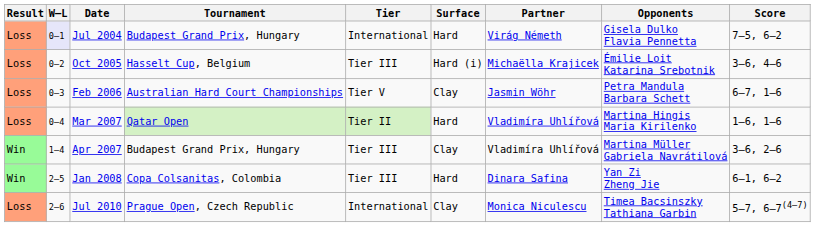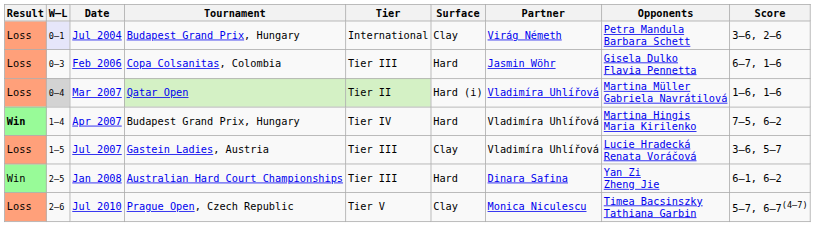(446, 35) Hard -> (446, 35) Clay
(650, 35) Gisela Dulko Flavia Pennetta -> (647, 35) Petra Mandula Barbara Schett
(757, 35) 7–5, 6–2 -> (757, 35) 3–6, 2–6
- row: (97, 64)
(235, 93) Australian Hard Court Championships -> (204, 64) Copa Colsanitas, Colombia
(366, 93) Tier V -> (373, 64) Tier III
(446, 93) Clay -> (446, 64) Hard
(647, 93) Petra Mandula Barbara Schett -> (650, 64) Gisela Dulko Flavia Pennetta
(57, 122) no background -> (57, 93) lightgrey background
(446, 121) Hard -> (458, 93) Hard (i)
(650, 121) Martina Hingis Maria Kirilenko -> (666, 93) Martina Müller Gabriela Navrátilová
(16, 150) normal -> (16, 121) bold
(373, 150) Tier III -> (370, 121) Tier IV
(446, 150) Clay -> (446, 121) Hard
(666, 150) Martina Müller Gabriela Navrátilová -> (650, 121) Martina Hingis Maria Kirilenko
(757, 150) 3–6, 2–6 -> (757, 121) 7–5, 6–2
+ row: (97, 150)
(204, 178) Copa Colsanitas, Colombia -> (235, 178) Australian Hard Court Championships
(388, 207) International -> (366, 207) Tier V
